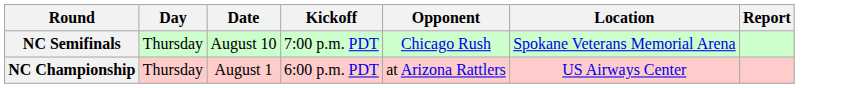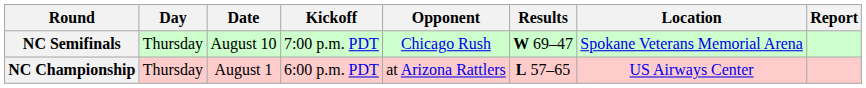+ column: (543, 17)
